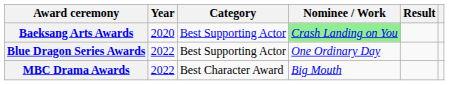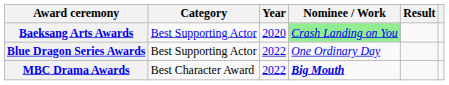columns swapped: (163, 13) <-> (233, 13)
(316, 70) normal -> (318, 70) bold
